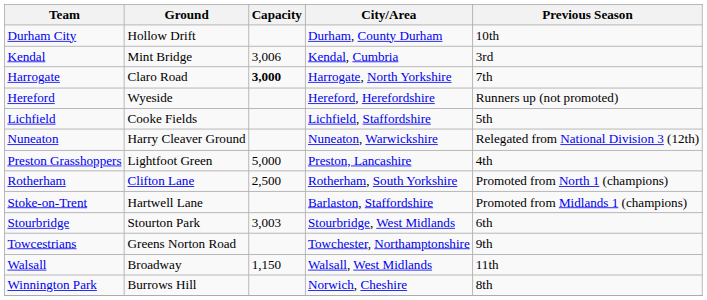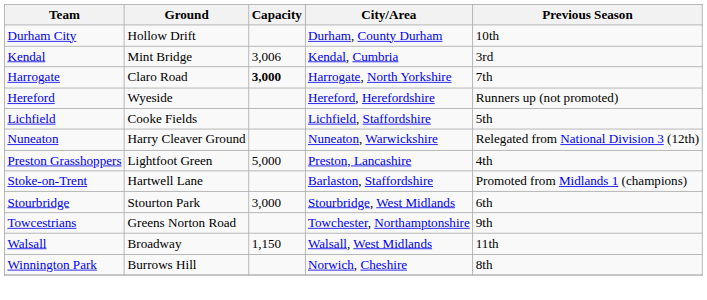- row: (37, 181)
(266, 222) 3,003 -> (266, 202) 3,000
